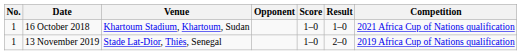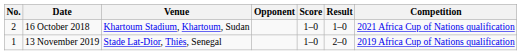(14, 27) 1 -> (14, 27) 2
